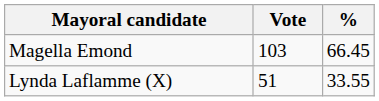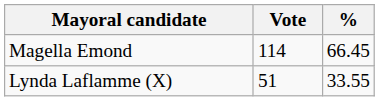(272, 50) 103 -> (272, 50) 114
